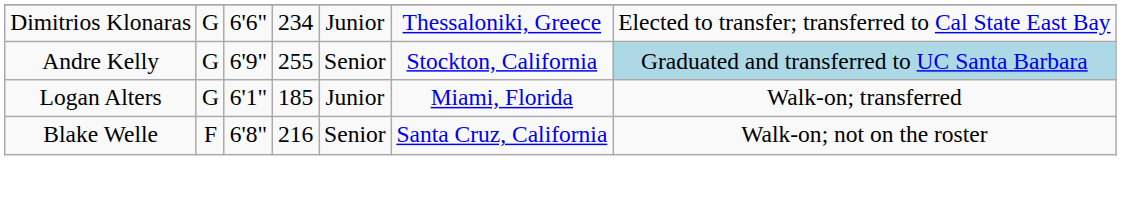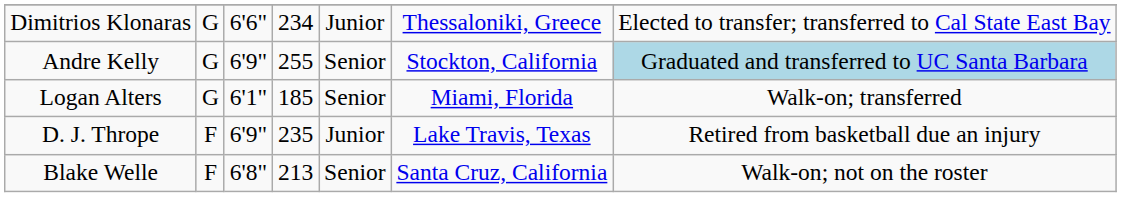(355, 97) Junior -> (355, 97) Senior
+ row: (101, 135)
(296, 135) 216 -> (296, 172) 213
